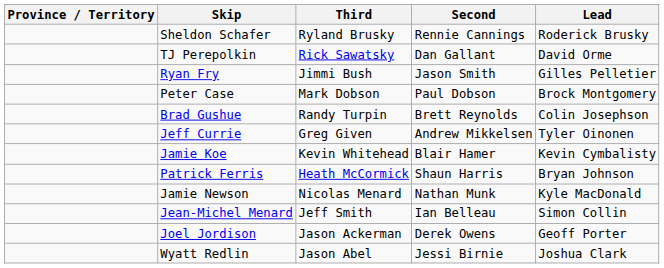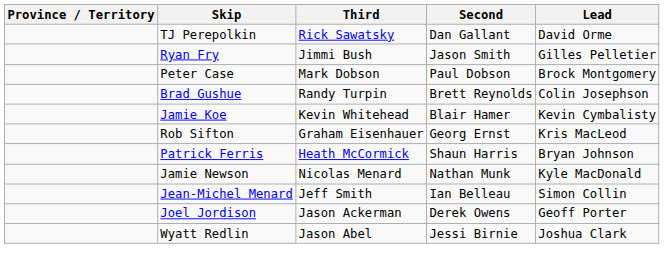- row: (216, 34)
- row: (201, 134)
+ row: (197, 134)
